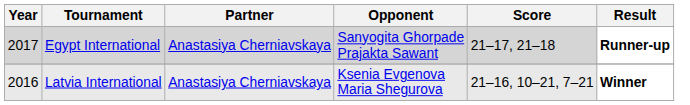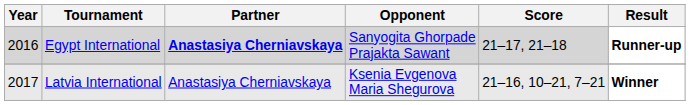(23, 45) 2017 -> (23, 45) 2016
(250, 45) normal -> (255, 45) bold
(23, 83) 2016 -> (23, 83) 2017
